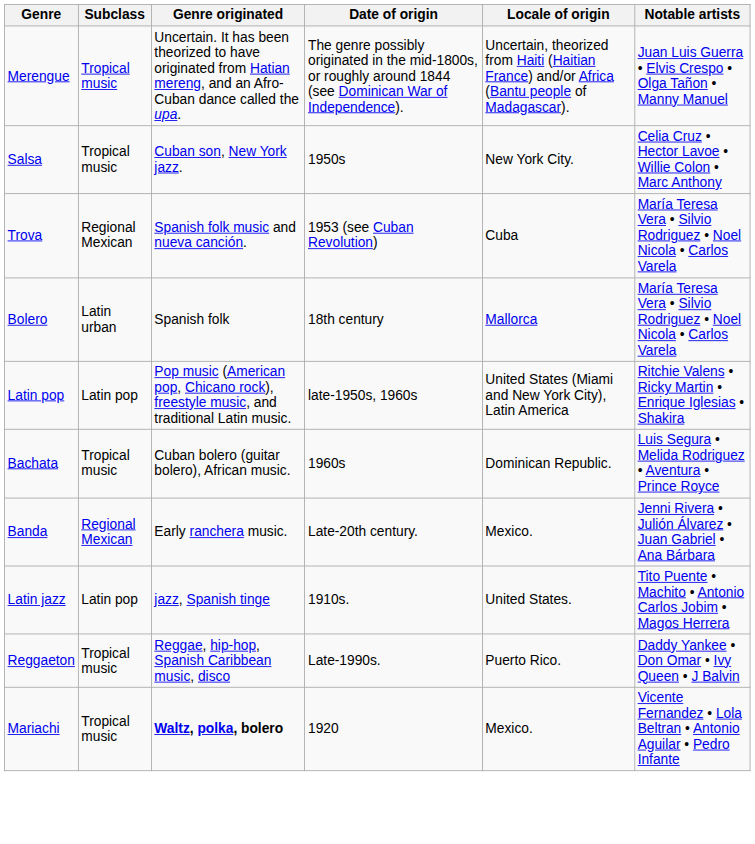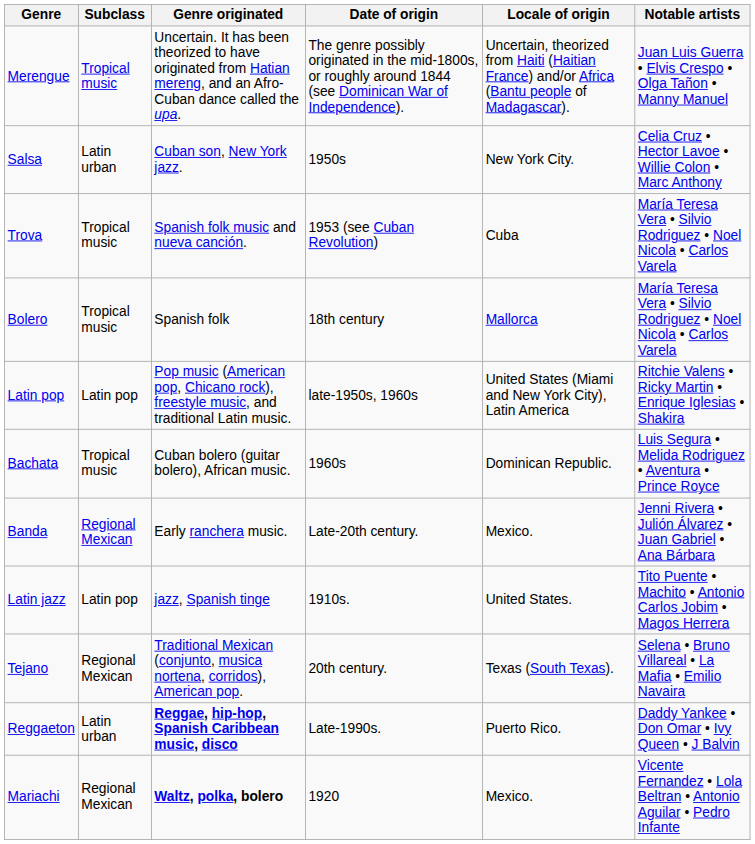(105, 159) Tropical music -> (99, 159) Latin urban
(108, 235) Regional Mexican -> (105, 235) Tropical music
(99, 319) Latin urban -> (105, 319) Tropical music
+ row: (28, 668)
(105, 660) Tropical music -> (99, 728) Latin urban
(213, 660) normal -> (217, 728) bold
(105, 728) Tropical music -> (108, 797) Regional Mexican
